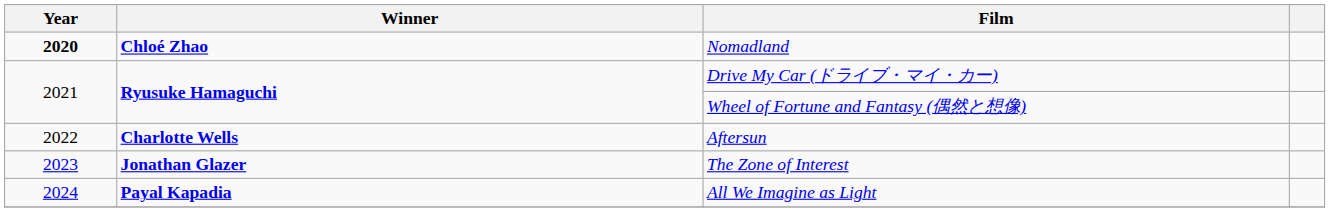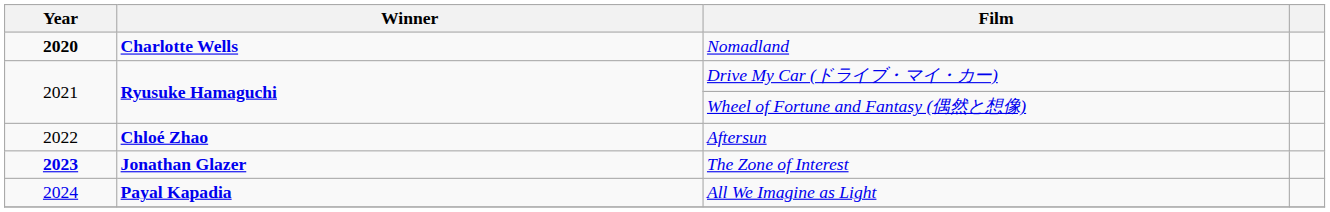(164, 46) Chloé Zhao -> (179, 46) Charlotte Wells
(179, 136) Charlotte Wells -> (164, 136) Chloé Zhao
(61, 164) normal -> (61, 164) bold
